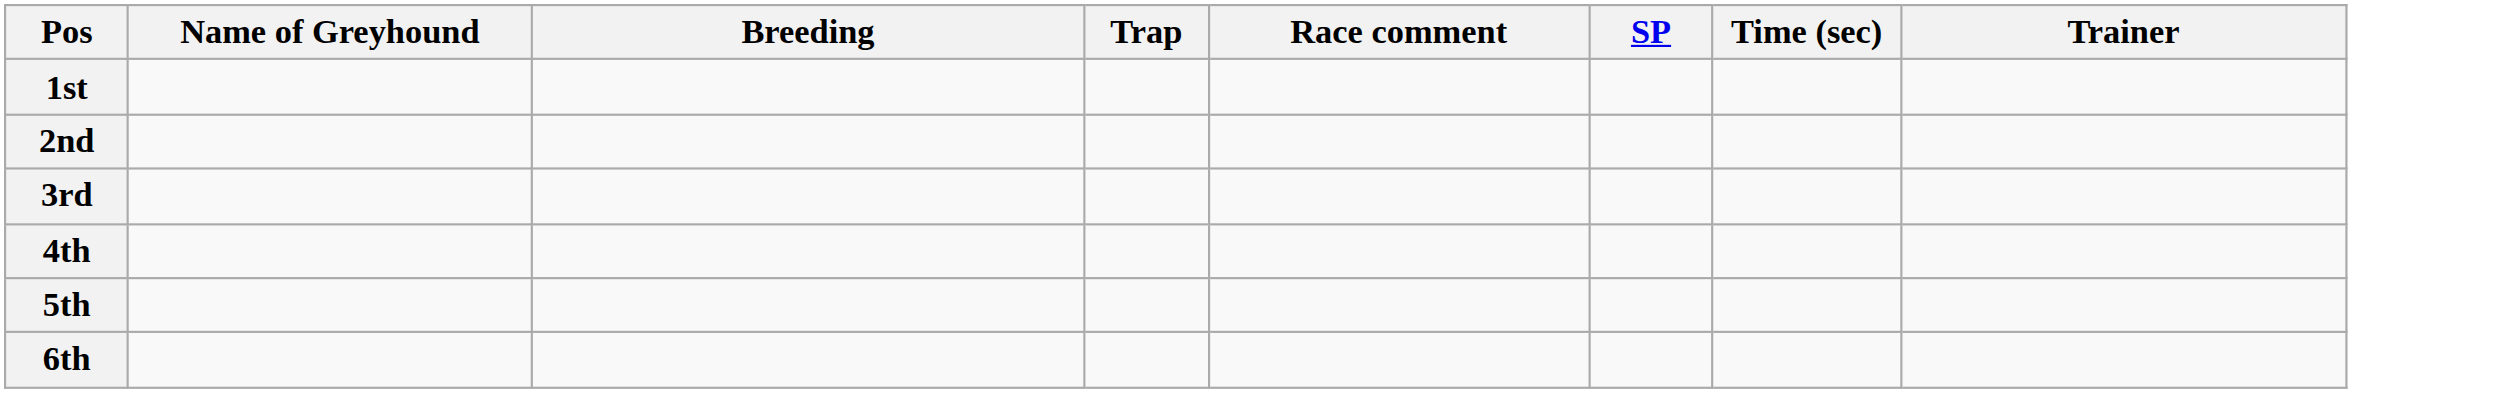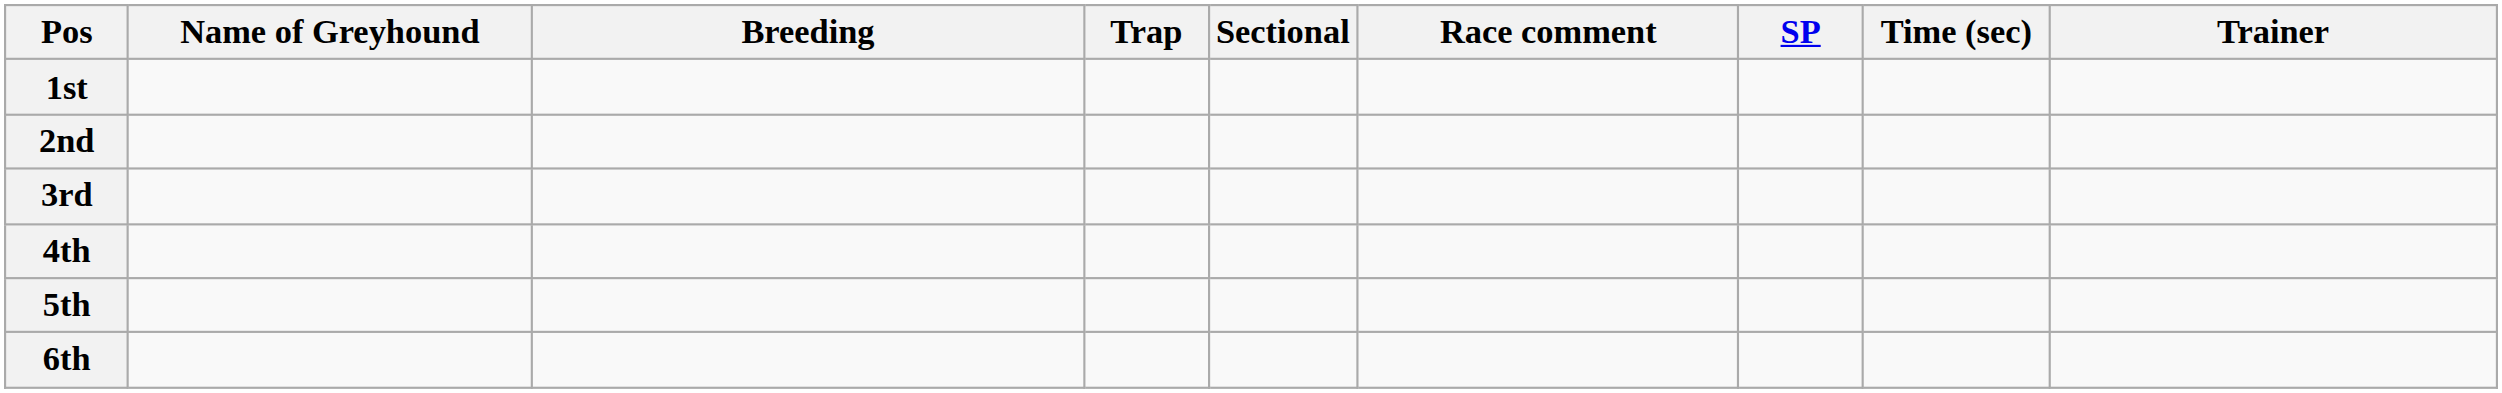+ column: (1283, 31)
